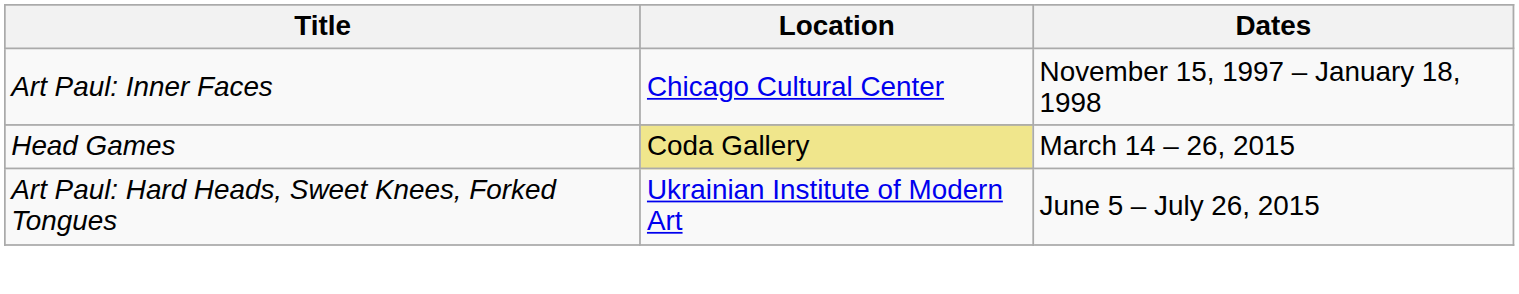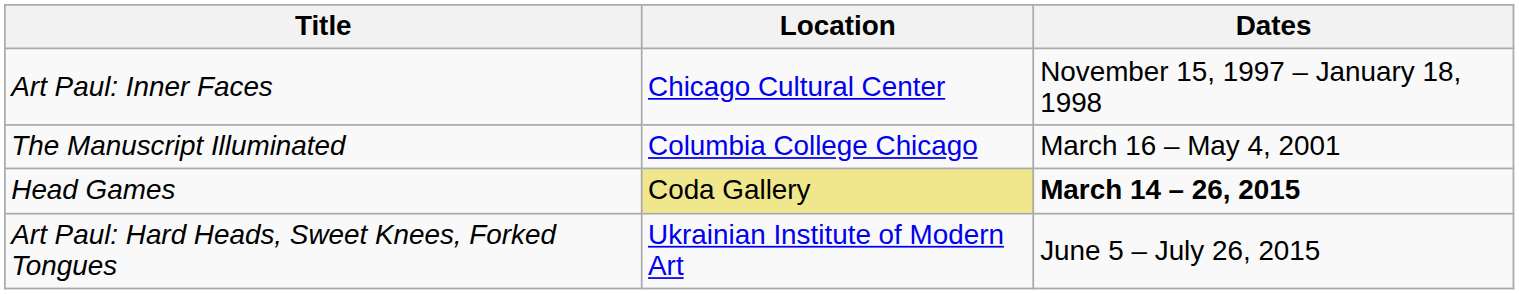+ row: (178, 146)
(1167, 146) normal -> (1170, 190) bold
